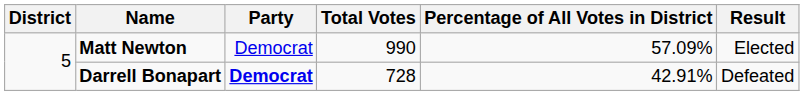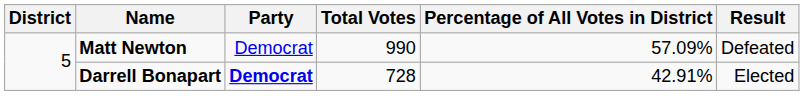(764, 47) Elected -> (758, 47) Defeated
(758, 76) Defeated -> (764, 76) Elected
